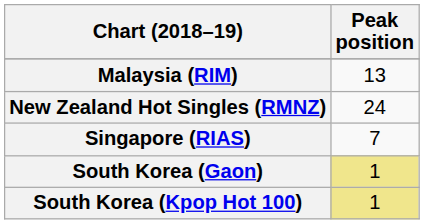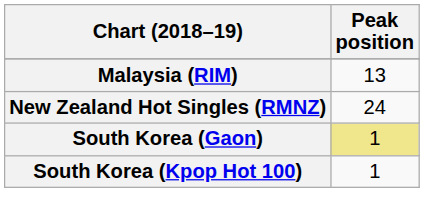- row: (168, 139)
(375, 203) khaki background -> (375, 171) no background
